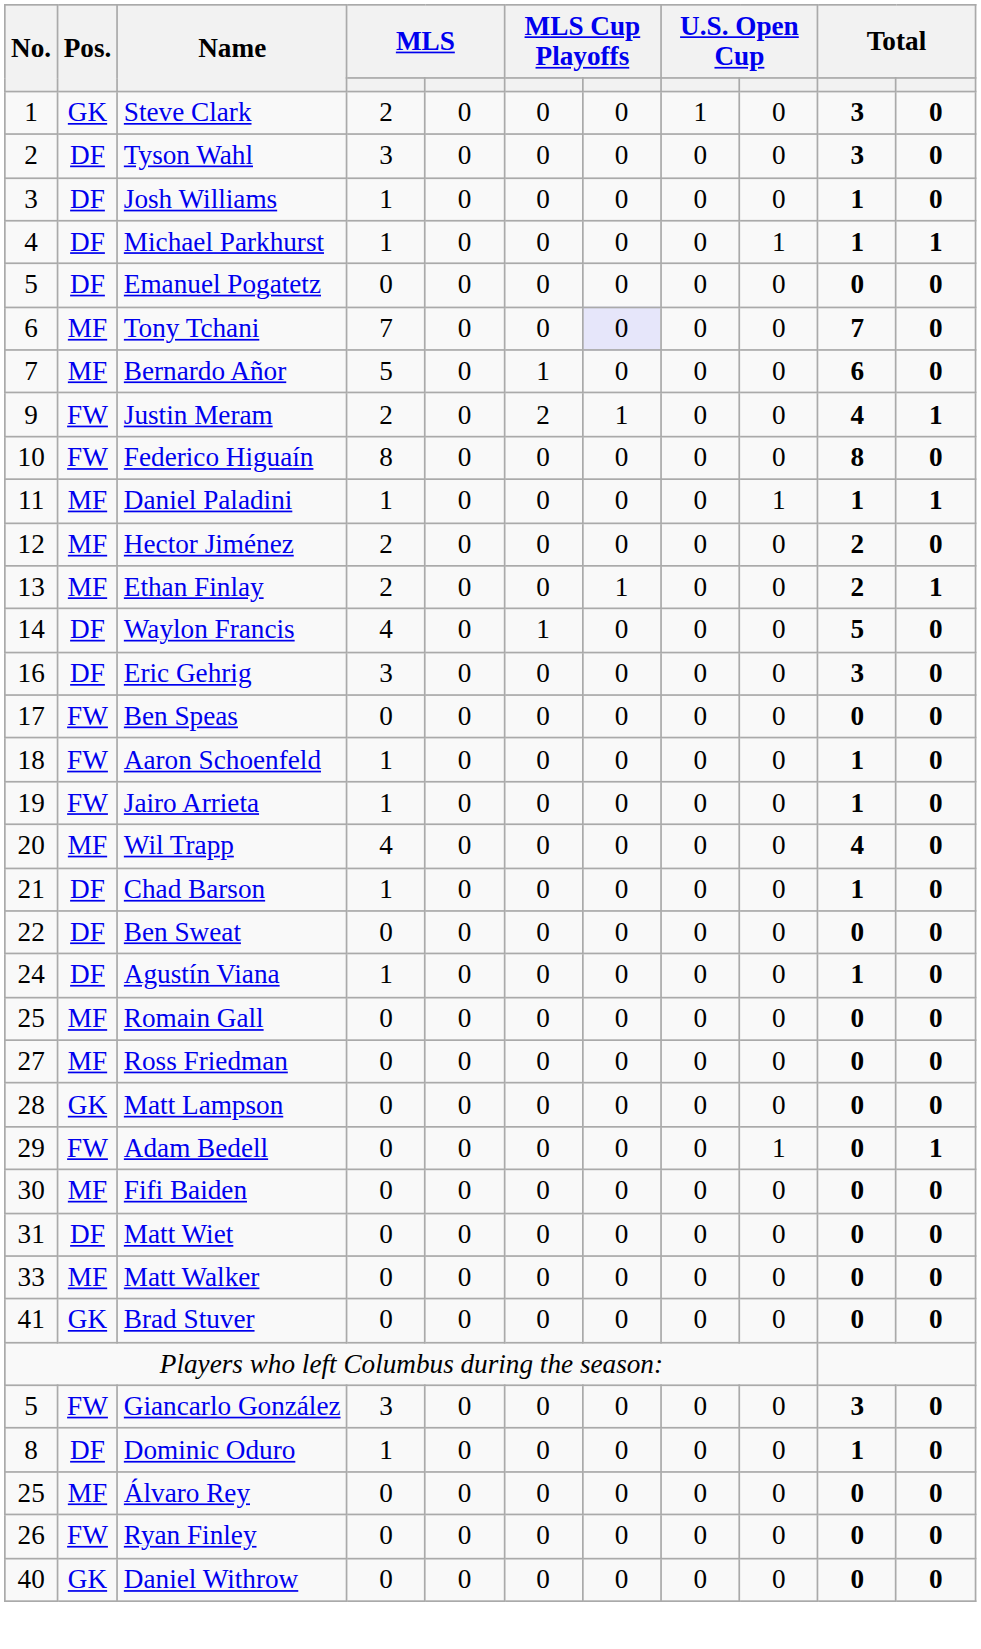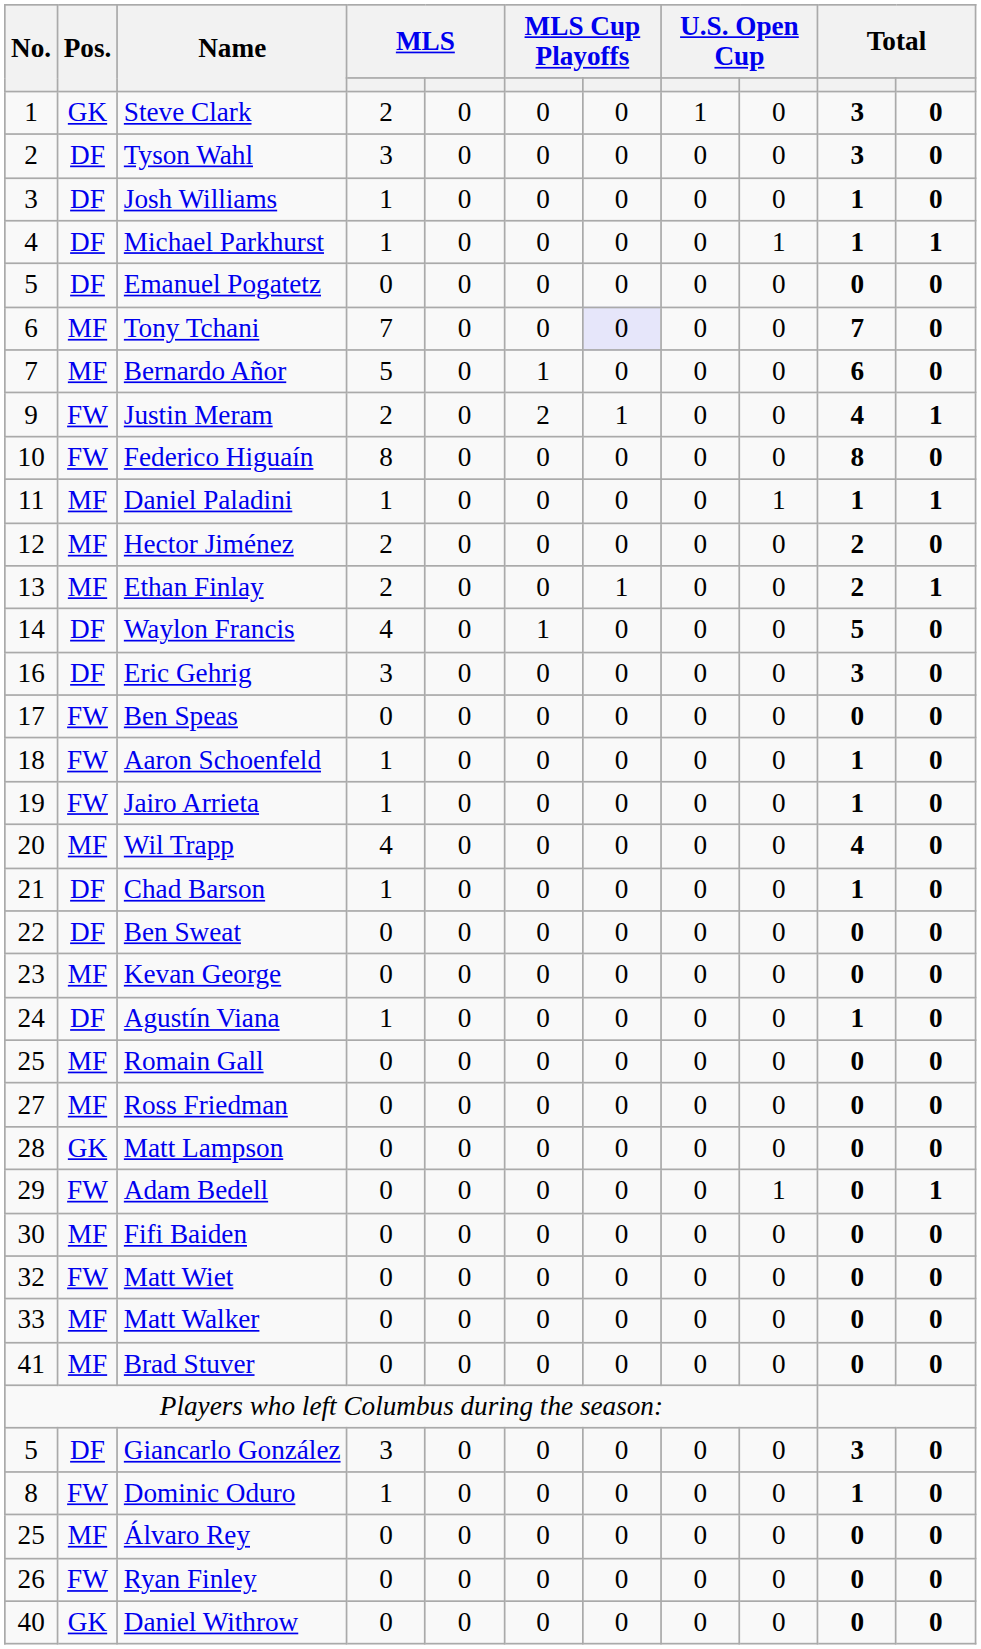+ row: (203, 975)
(31, 1233) 31 -> (31, 1277) 32
(87, 1233) DF -> (88, 1277) FW
(87, 1320) GK -> (88, 1363) MF
(88, 1406) FW -> (87, 1449) DF
(87, 1449) DF -> (88, 1492) FW
